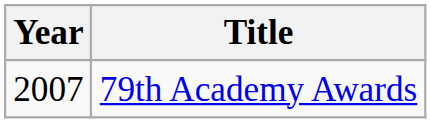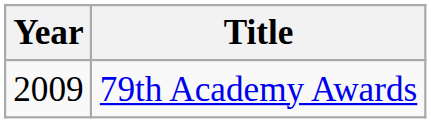(48, 88) 2007 -> (48, 88) 2009
